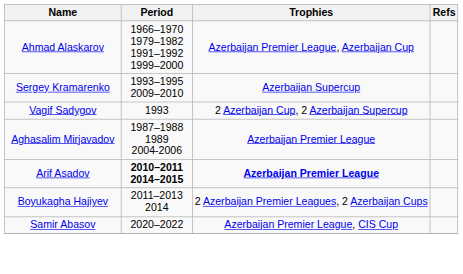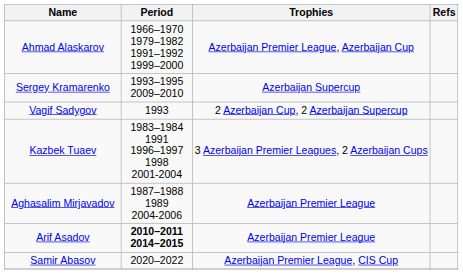+ row: (63, 151)
(311, 173) bold -> (311, 238) normal
- row: (63, 202)
